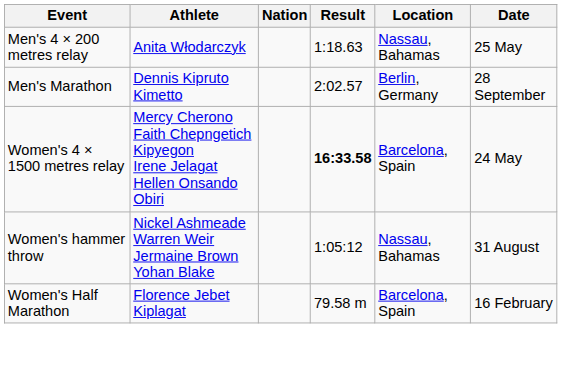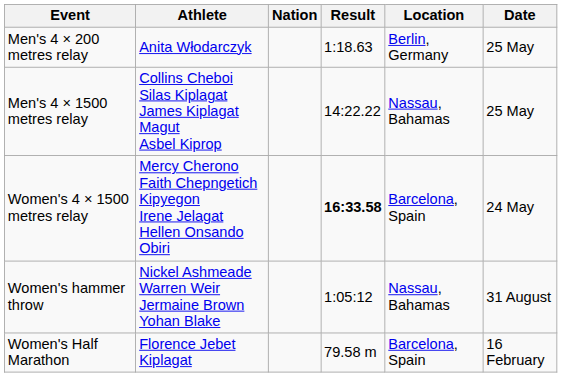(409, 47) Nassau, Bahamas -> (418, 47) Berlin, Germany
+ row: (58, 111)
- row: (60, 86)
